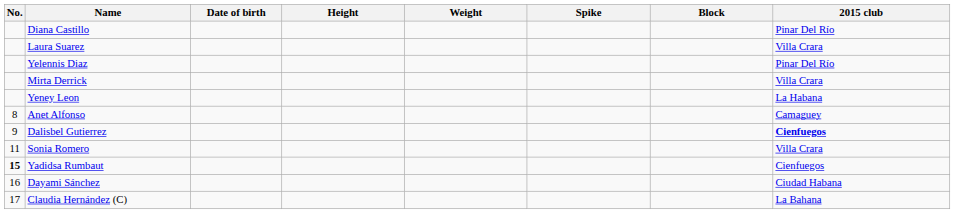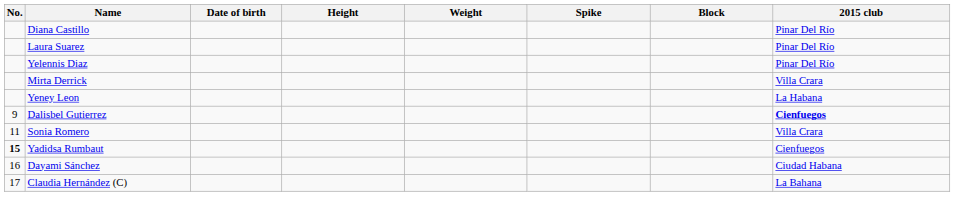(799, 47) Villa Crara -> (805, 47) Pinar Del Río
- row: (56, 115)
